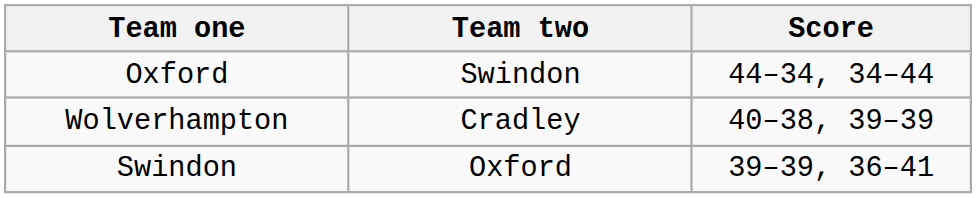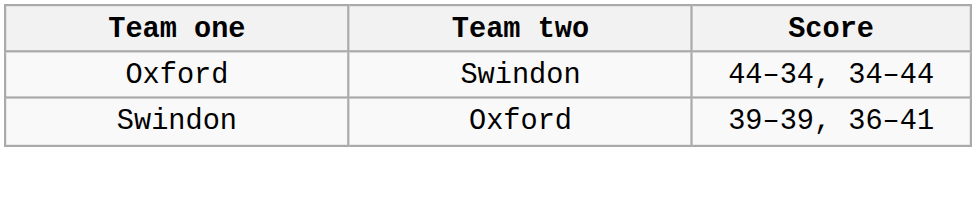- row: (177, 122)
